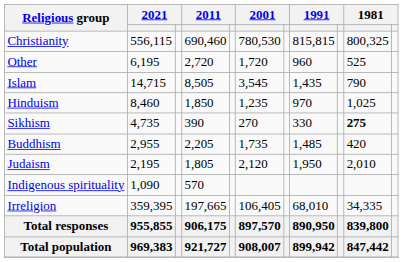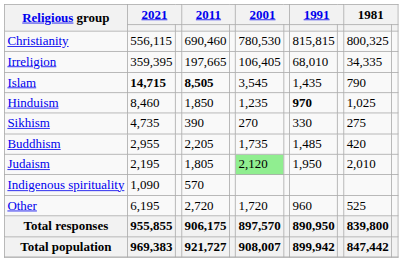rows swapped: (32, 205) <-> (22, 61)
(148, 82) normal -> (148, 82) bold
(199, 82) normal -> (199, 82) bold
(302, 102) normal -> (302, 102) bold
(356, 123) bold -> (356, 123) normal
(253, 164) no background -> (253, 164) lightgreen background
